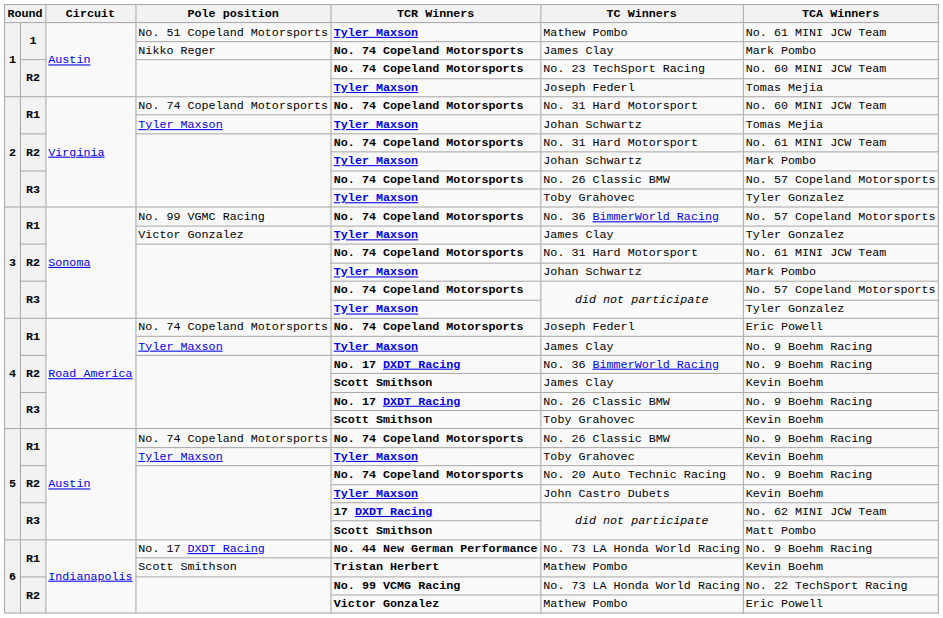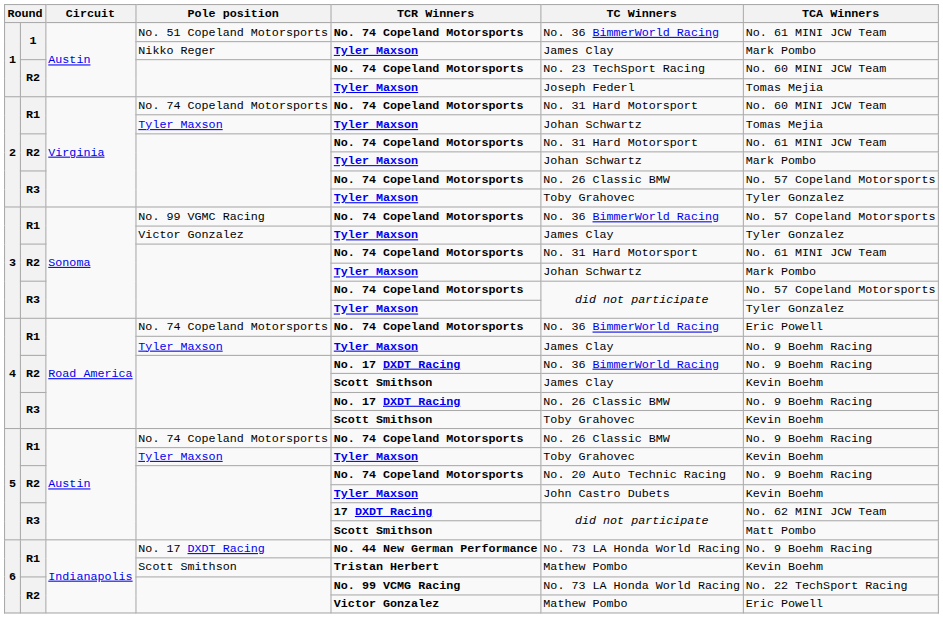(376, 32) Tyler Maxson -> (429, 32) No. 74 Copeland Motorsports
(585, 32) Mathew Pombo -> (631, 32) No. 36 BimmerWorld Racing
(429, 51) No. 74 Copeland Motorsports -> (376, 51) Tyler Maxson
(589, 327) Joseph Federl -> (631, 327) No. 36 BimmerWorld Racing
